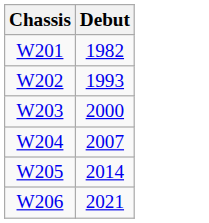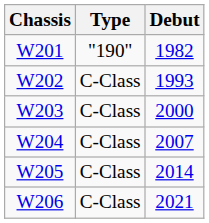+ column: (110, 19)
